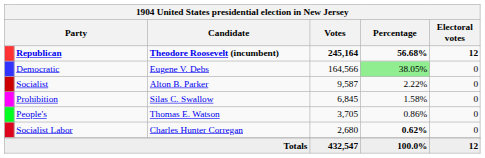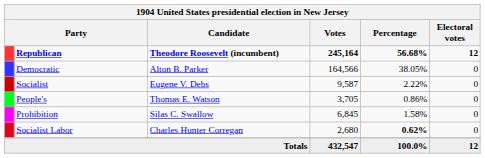(179, 69) Eugene V. Debs -> (179, 69) Alton B. Parker
(413, 69) lightgreen background -> (413, 69) no background
(179, 84) Alton B. Parker -> (179, 84) Eugene V. Debs
rows swapped: (37, 99) <-> (32, 115)
